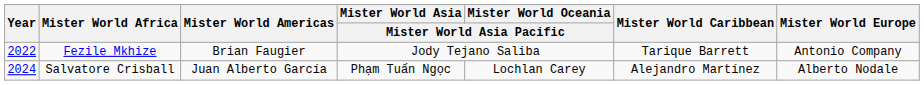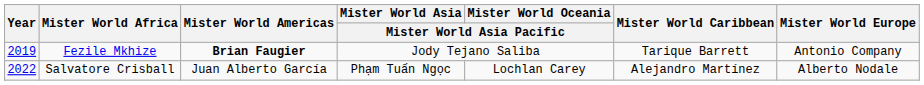(22, 52) 2022 -> (22, 52) 2019
(259, 52) normal -> (259, 52) bold
(22, 70) 2024 -> (22, 70) 2022
